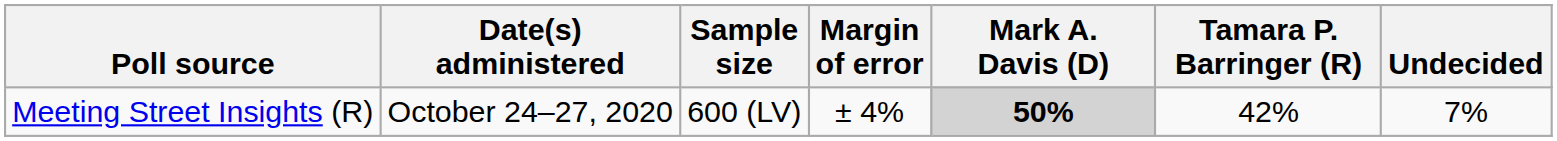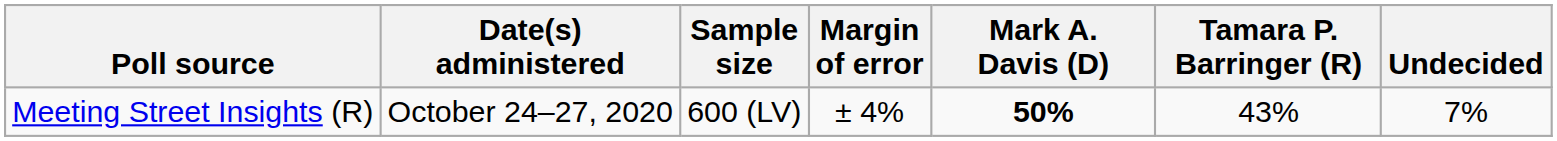(1043, 111) lightgrey background -> (1043, 111) no background
(1269, 111) 42% -> (1269, 111) 43%
